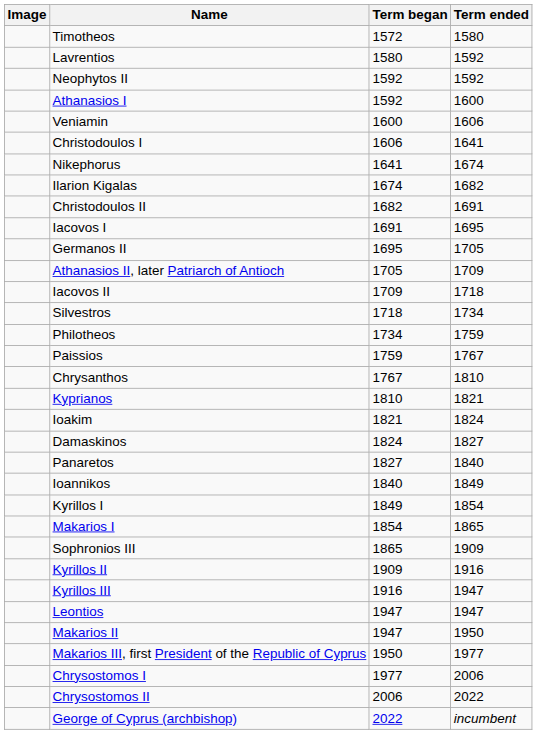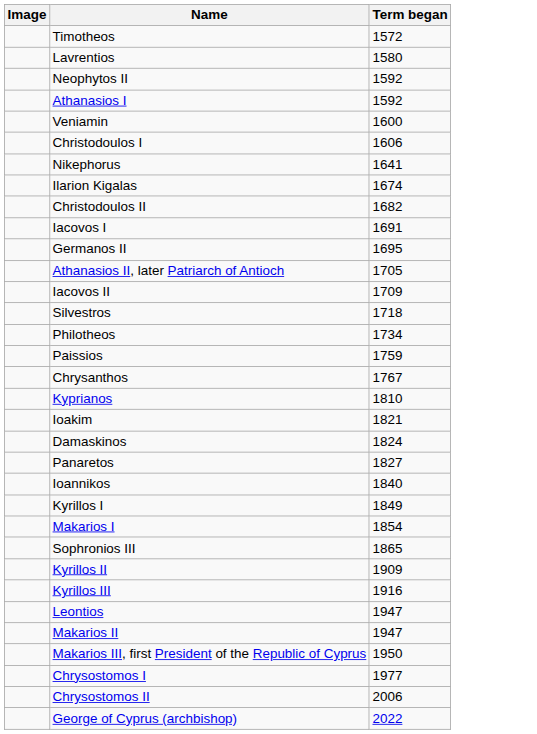- column: (491, 15)
